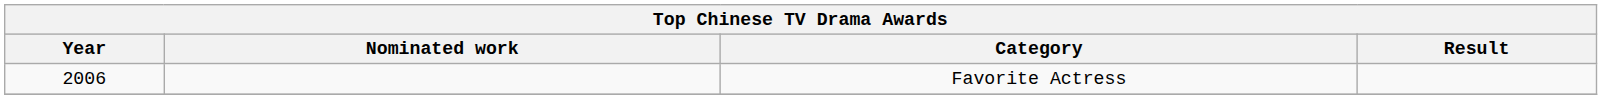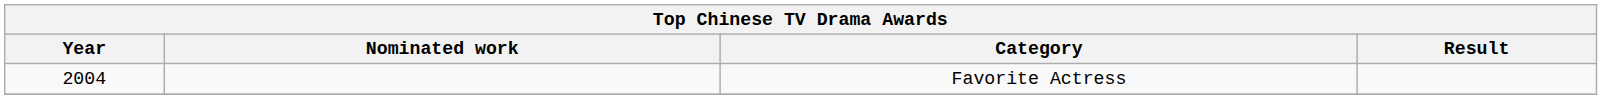(84, 79) 2006 -> (84, 79) 2004
